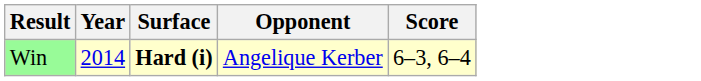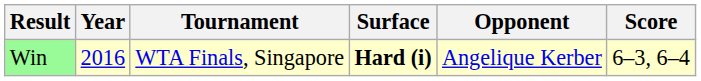+ column: (240, 22)
(103, 57) 2014 -> (103, 57) 2016
